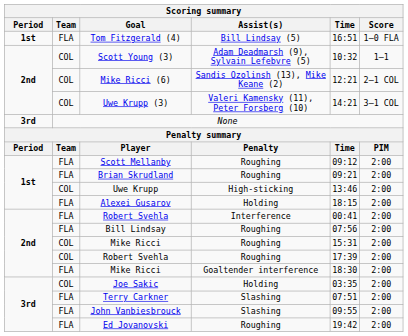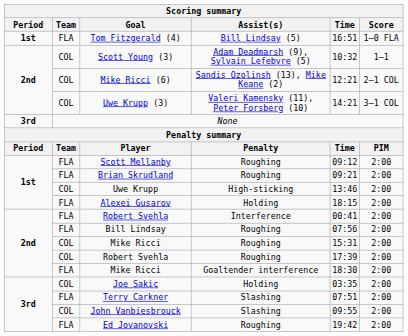(66, 311) FLA -> (66, 311) COL
